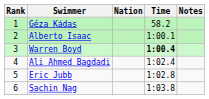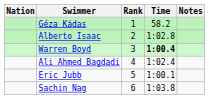columns swapped: (16, 11) <-> (128, 11)
(161, 37) 1:00.1 -> (161, 37) 1:02.8
(161, 75) 1:02.8 -> (161, 75) 1:00.1
